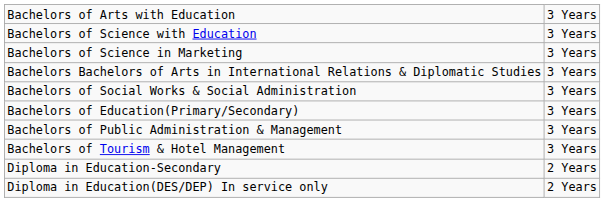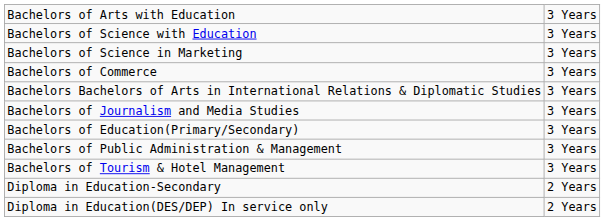+ row: (82, 72)
- row: (182, 91)
+ row: (153, 110)
